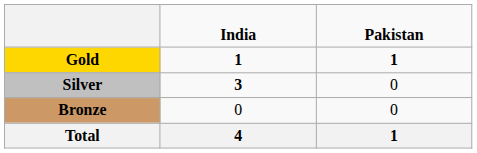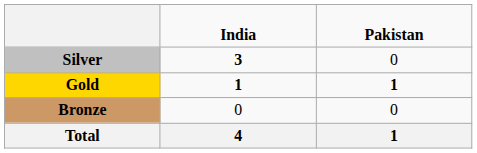rows swapped: (82, 60) <-> (82, 85)
